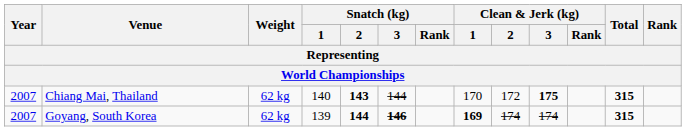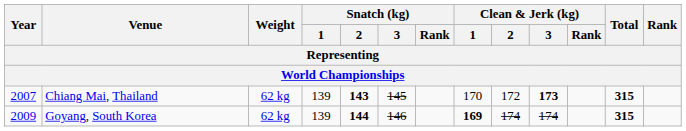(321, 95) 140 -> (321, 95) 139
(397, 95) 144 -> (397, 95) 145
(548, 95) 175 -> (548, 95) 173
(23, 116) 2007 -> (23, 116) 2009
(397, 116) bold -> (397, 116) normal
